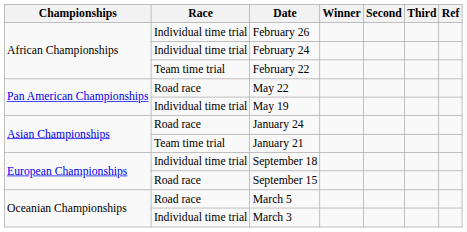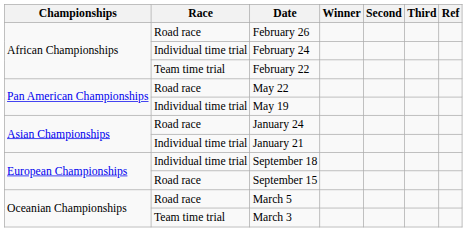(201, 32) Individual time trial -> (177, 32) Road race
(189, 143) Team time trial -> (201, 143) Individual time trial
(201, 217) Individual time trial -> (189, 217) Team time trial
